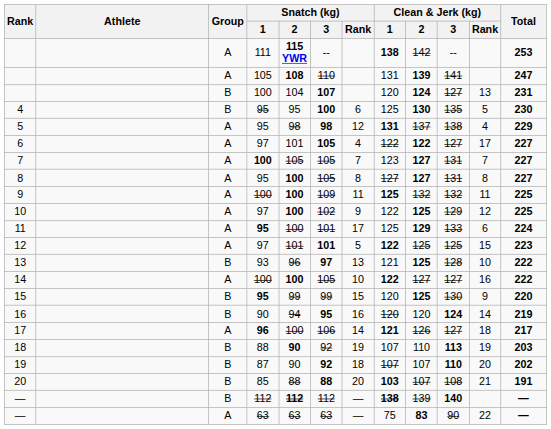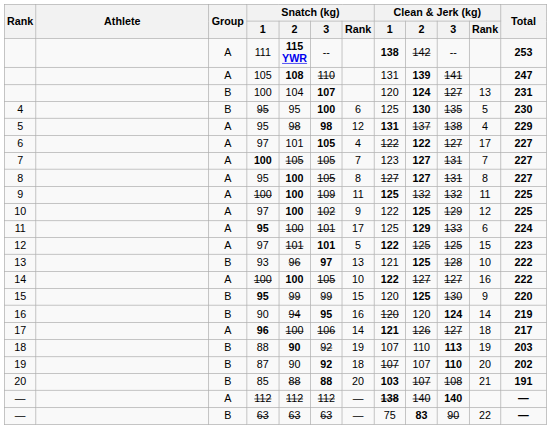(228, 399) B -> (228, 399) A
(295, 399) bold -> (295, 399) normal
(422, 399) 139 -> (422, 399) 140
(228, 416) A -> (228, 416) B
